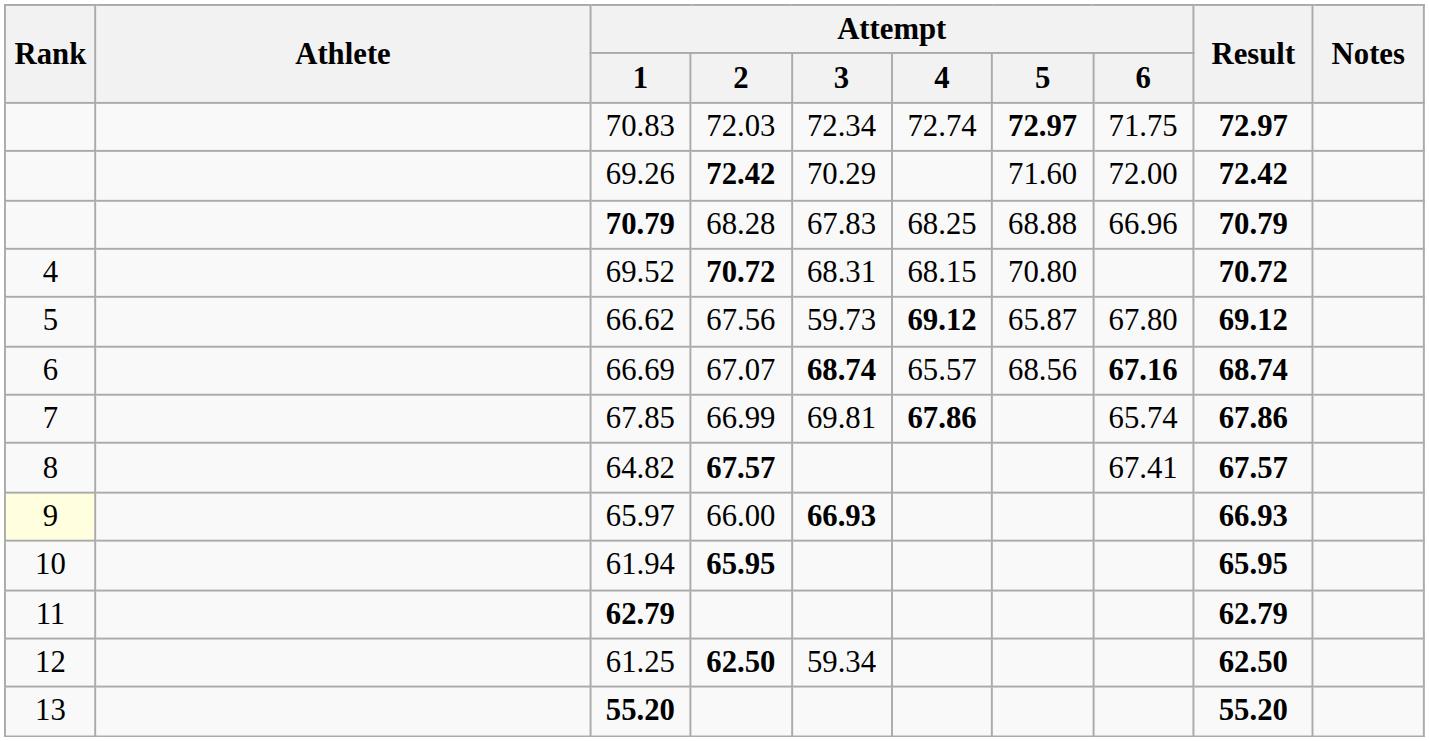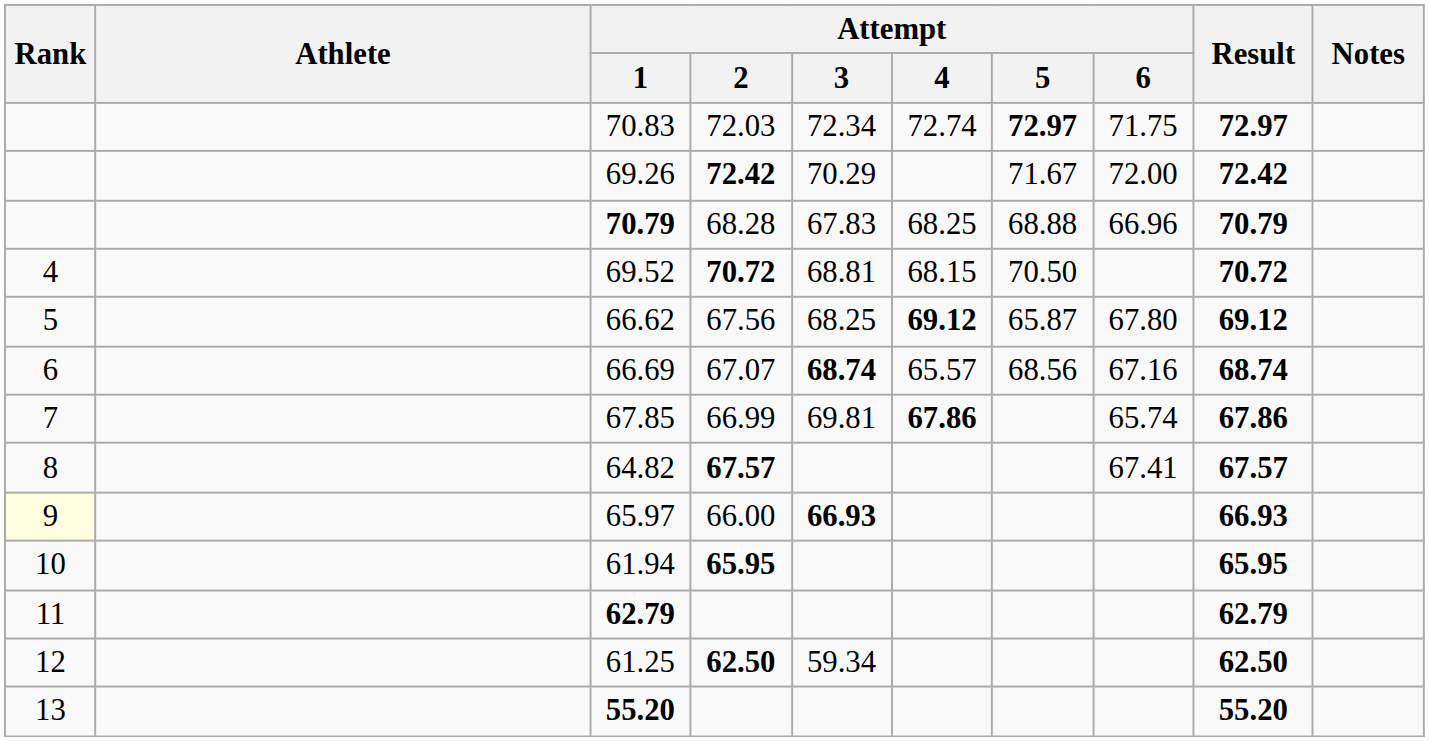(1043, 175) 71.60 -> (1043, 175) 71.67
(841, 272) 68.31 -> (841, 272) 68.81
(1043, 272) 70.80 -> (1043, 272) 70.50
(841, 321) 59.73 -> (841, 321) 68.25
(1143, 369) bold -> (1143, 369) normal
